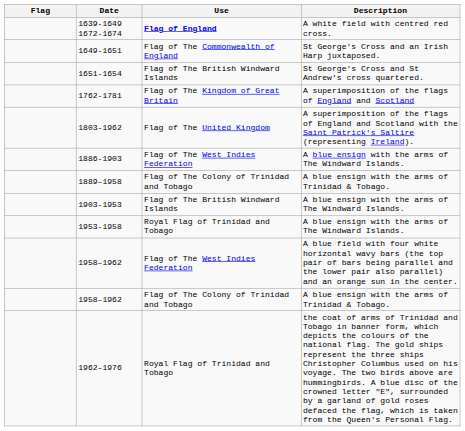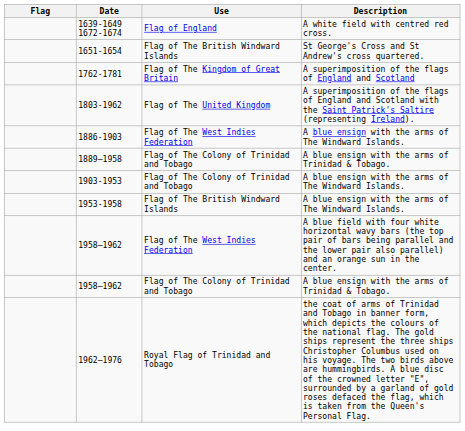(180, 29) bold -> (180, 29) normal
- row: (100, 51)
(212, 204) Flag of The British Windward Islands -> (217, 182) Flag of The Colony of Trinidad and Tobago
(207, 227) Royal Flag of Trinidad and Tobago -> (212, 204) Flag of The British Windward Islands
